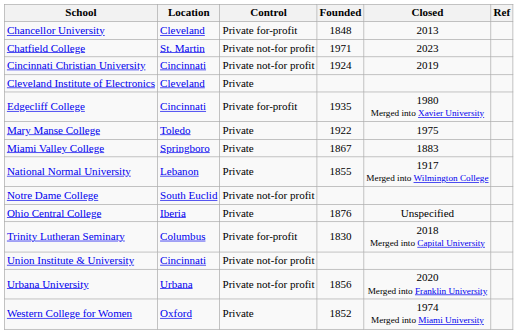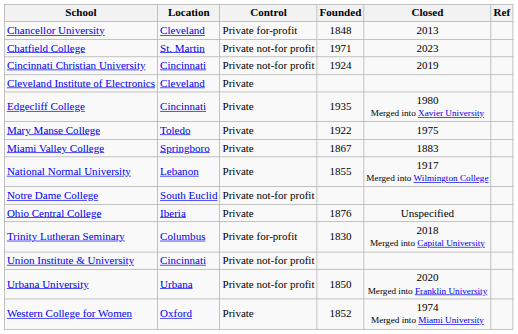(260, 107) Private for-profit -> (238, 107) Private
(340, 284) 1856 -> (340, 284) 1850
